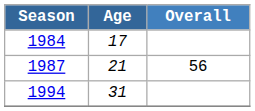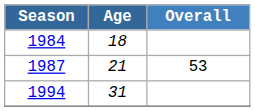(118, 43) 17 -> (118, 43) 18
(198, 68) 56 -> (198, 68) 53
